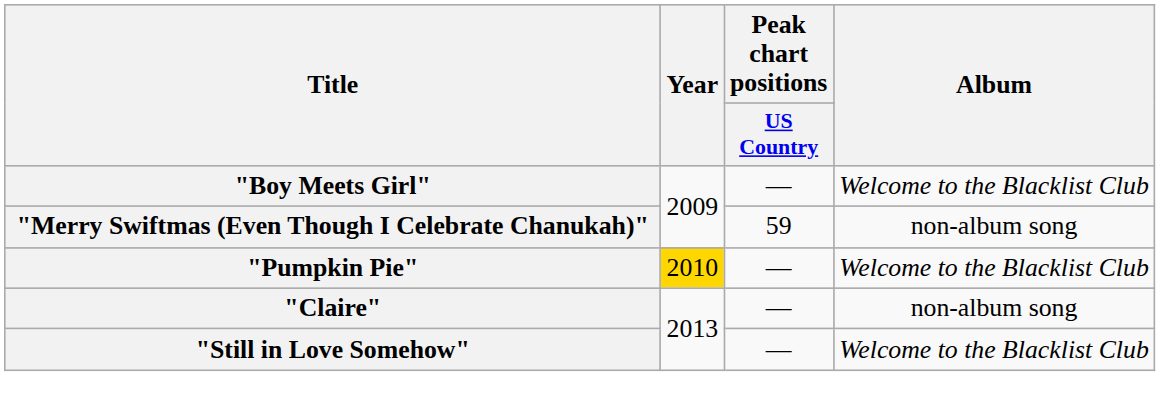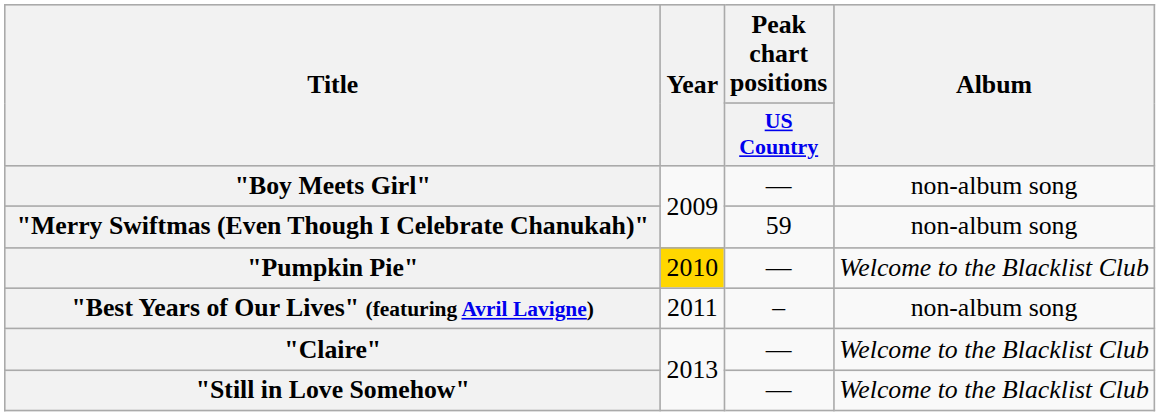(994, 185) Welcome to the Blacklist Club -> (994, 185) non-album song
+ row: (333, 308)
(994, 308) non-album song -> (994, 349) Welcome to the Blacklist Club
